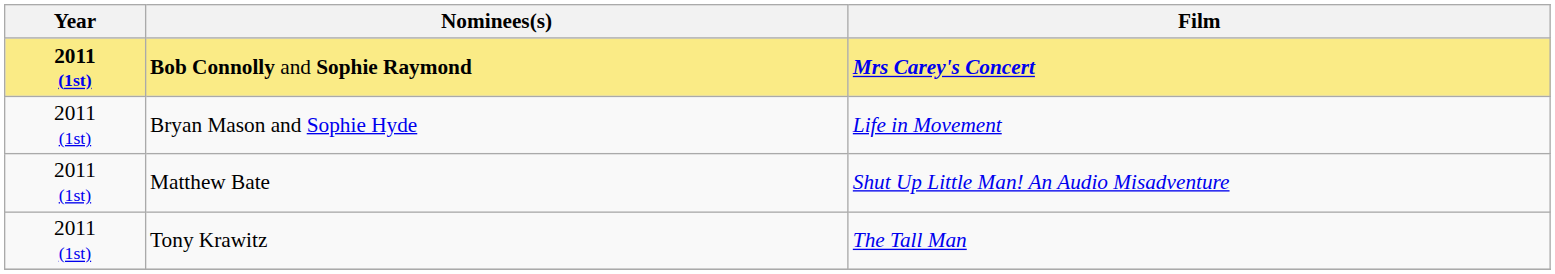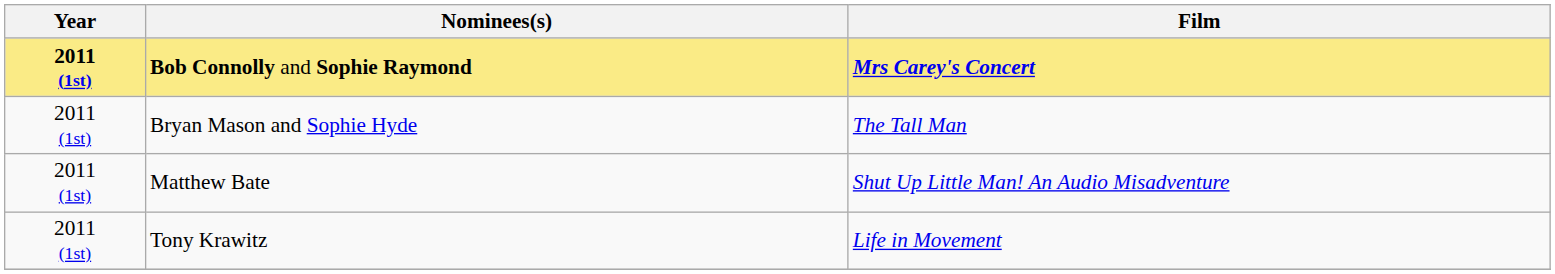(927, 124) Life in Movement -> (910, 124) The Tall Man
(910, 240) The Tall Man -> (927, 240) Life in Movement
